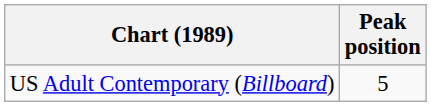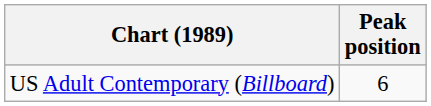(383, 82) 5 -> (383, 82) 6
